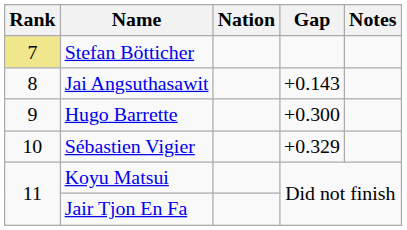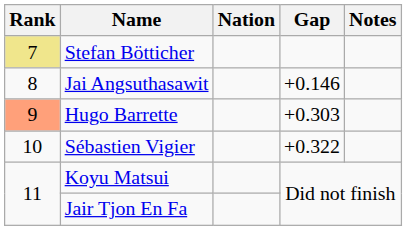(312, 83) +0.143 -> (312, 83) +0.146
(32, 114) no background -> (32, 114) lightsalmon background
(312, 114) +0.300 -> (312, 114) +0.303
(312, 146) +0.329 -> (312, 146) +0.322
